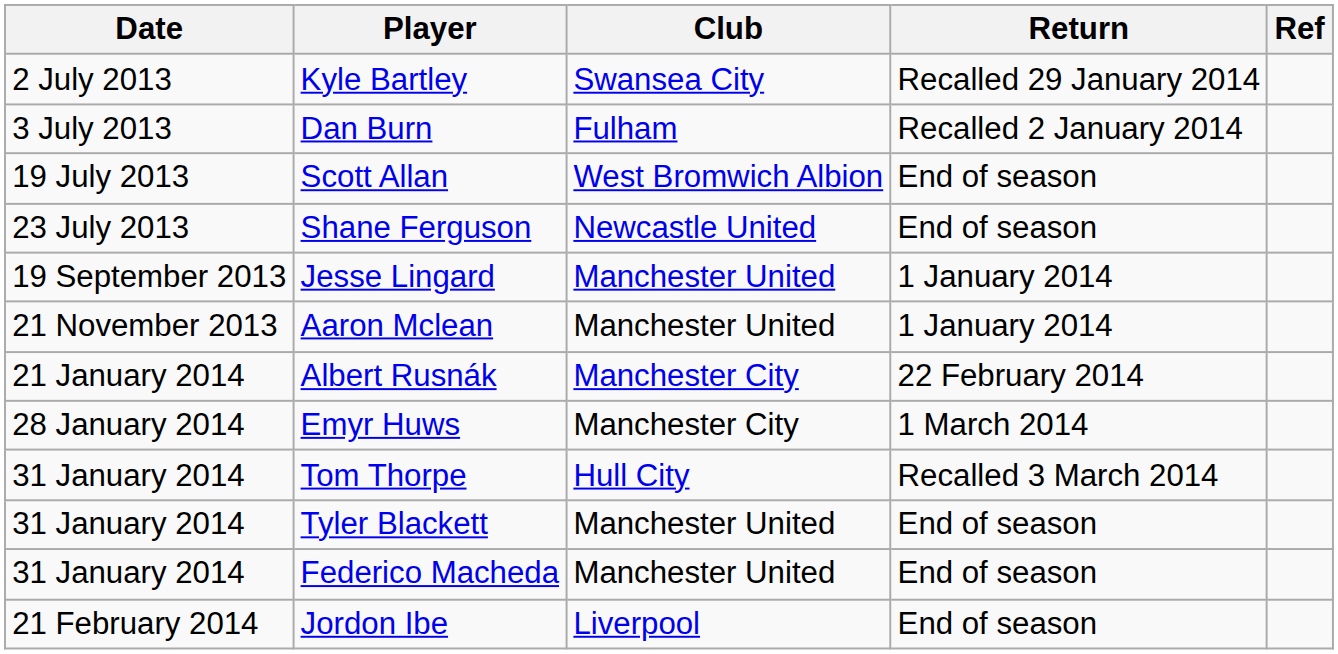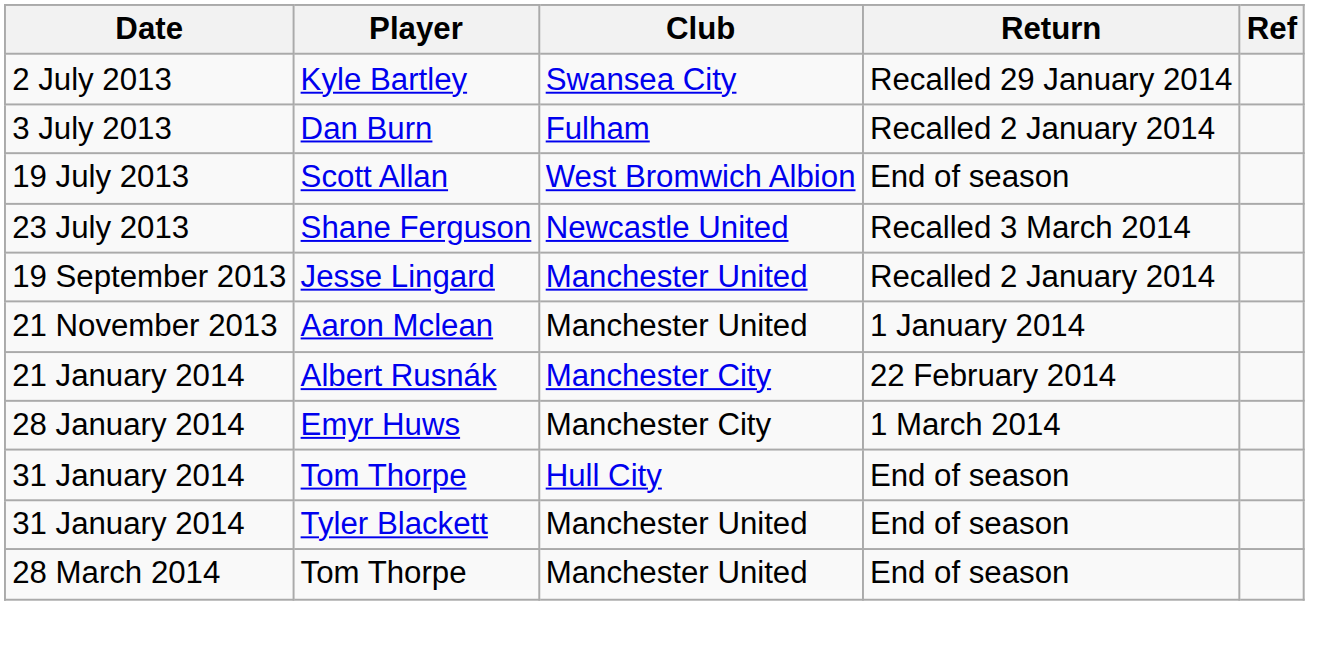(997, 227) End of season -> (1030, 227) Recalled 3 March 2014
(1005, 276) 1 January 2014 -> (1042, 276) Recalled 2 January 2014
(1058, 474) Recalled 3 March 2014 -> (970, 474) End of season
- row: (128, 573)
- row: (135, 623)
+ row: (116, 573)
